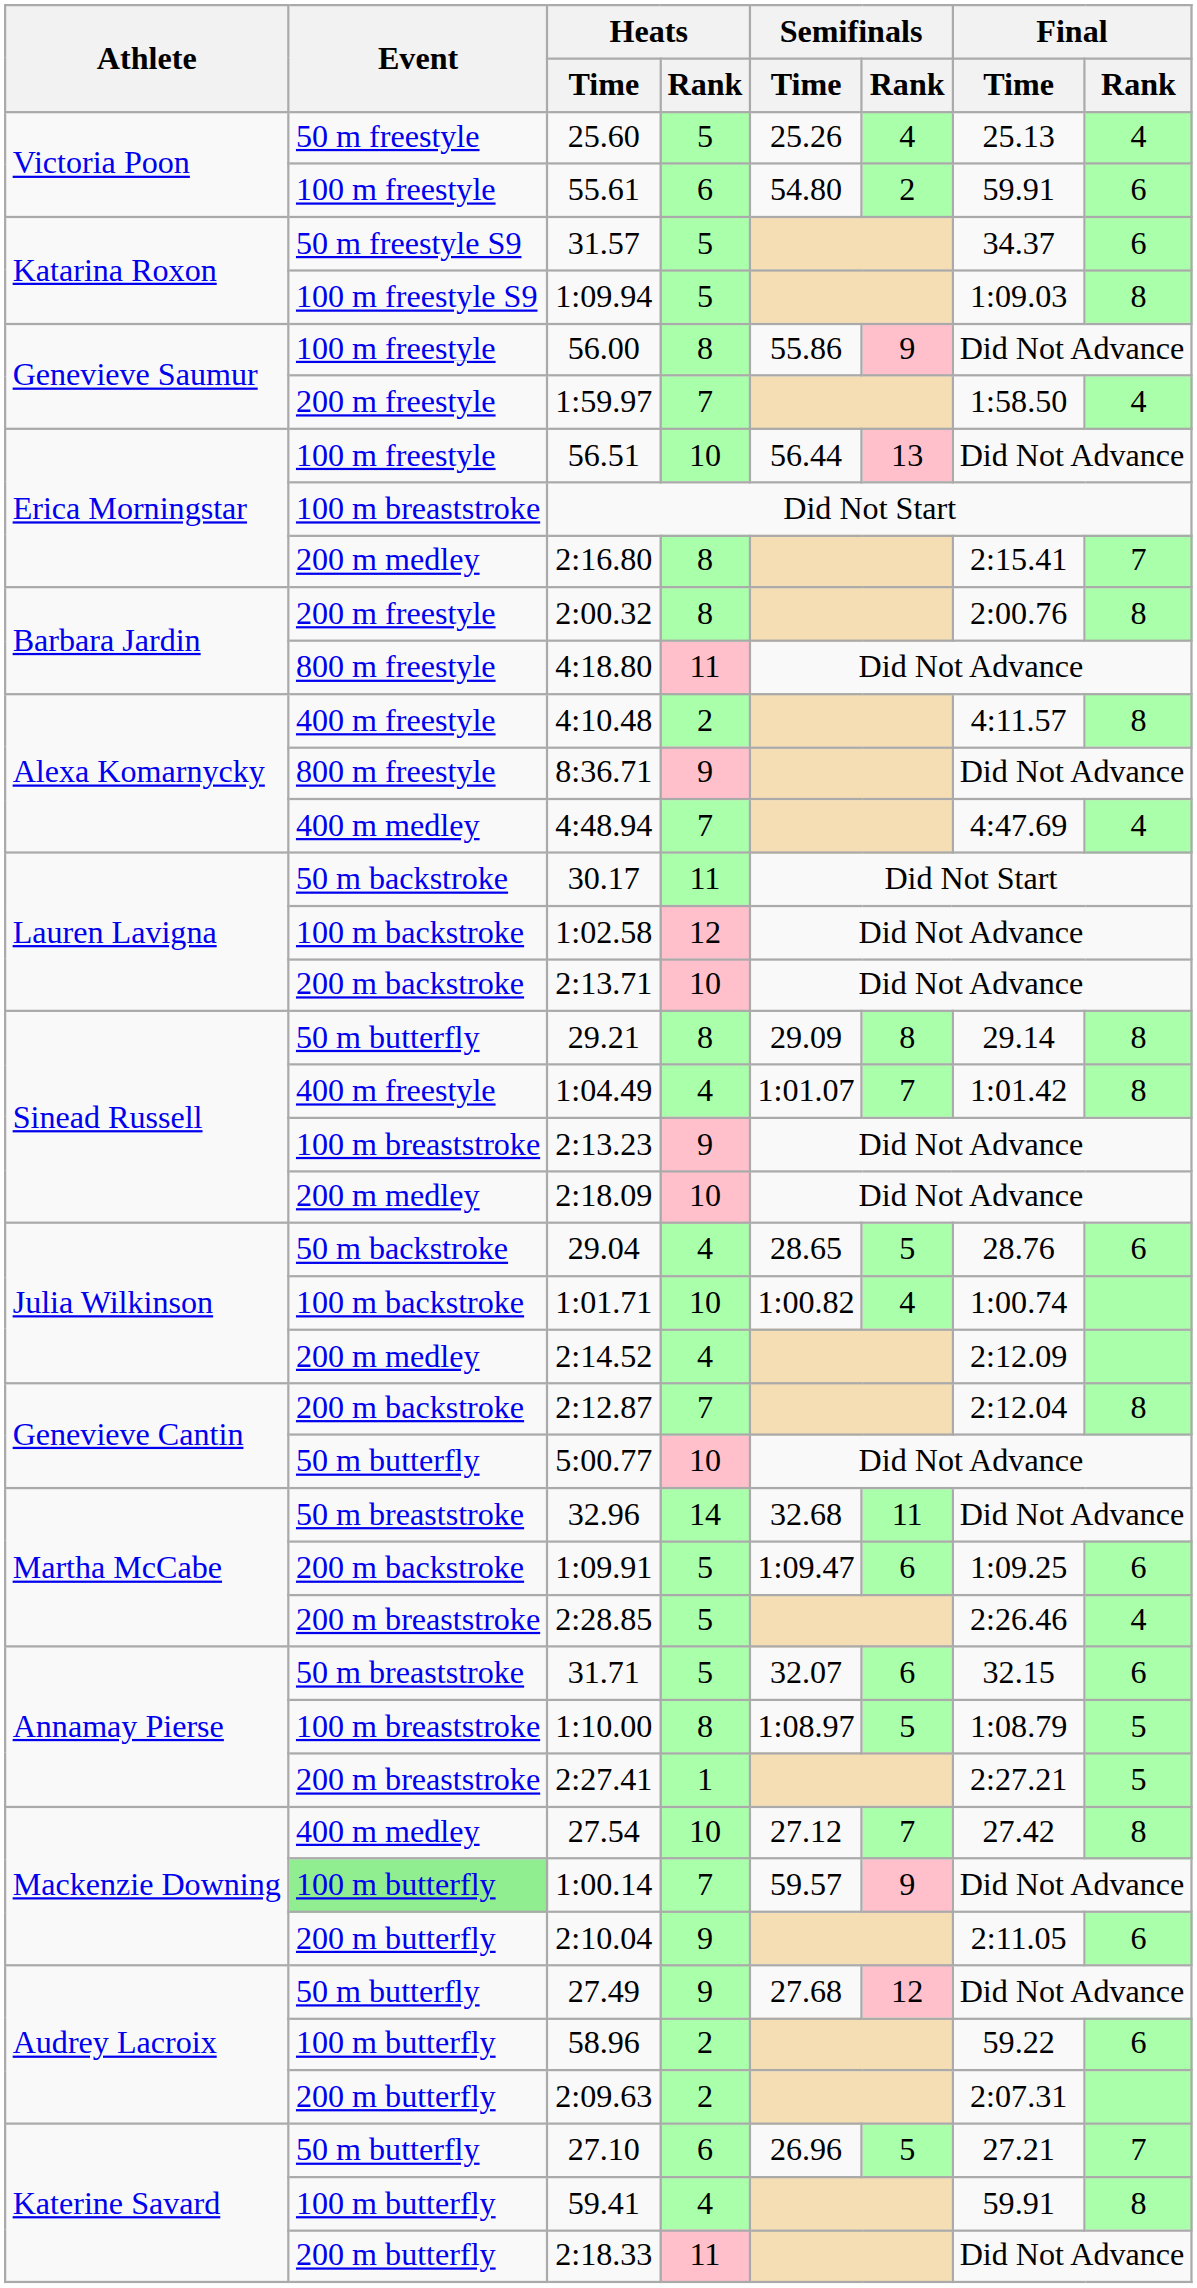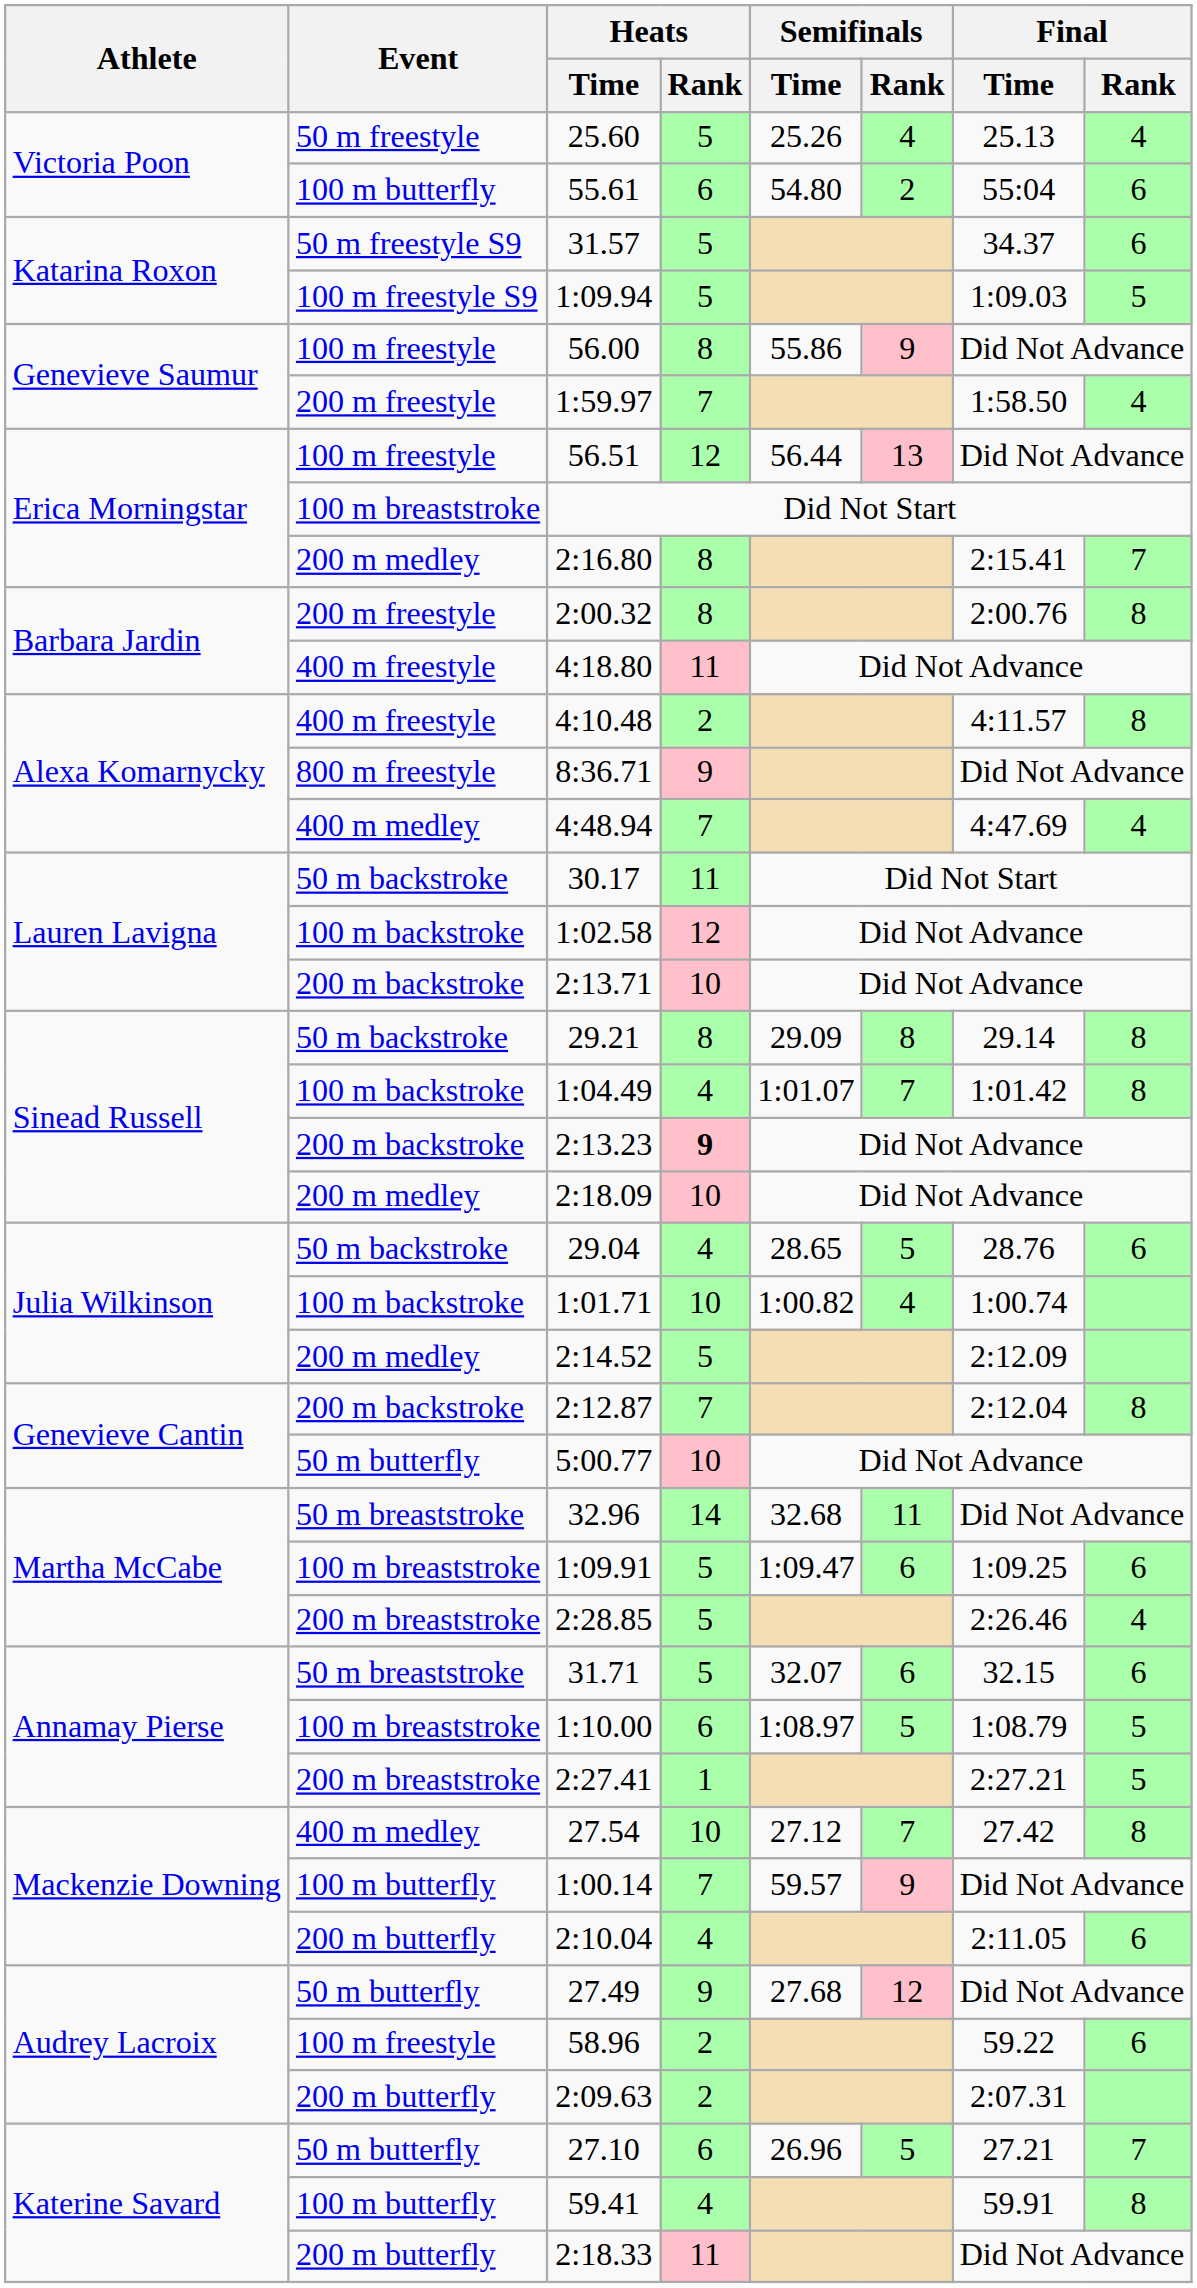(396, 190) 100 m freestyle -> (396, 190) 100 m butterfly
(1019, 190) 59.91 -> (1019, 190) 55:04
(1138, 296) 8 -> (1138, 296) 5
(705, 455) 10 -> (705, 455) 12
(396, 666) 800 m freestyle -> (396, 666) 400 m freestyle
(388, 1037) 50 m butterfly -> (402, 1037) 50 m backstroke
(396, 1090) 400 m freestyle -> (410, 1090) 100 m backstroke
(418, 1143) 100 m breaststroke -> (410, 1143) 200 m backstroke
(705, 1143) normal -> (705, 1143) bold
(705, 1355) 4 -> (705, 1355) 5
(410, 1567) 200 m backstroke -> (418, 1567) 100 m breaststroke
(705, 1726) 8 -> (705, 1726) 6
(396, 1885) lightgreen background -> (396, 1885) no background
(705, 1938) 9 -> (705, 1938) 4
(396, 2043) 100 m butterfly -> (396, 2043) 100 m freestyle
